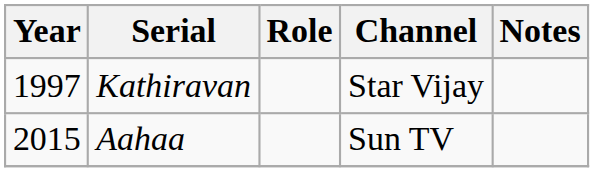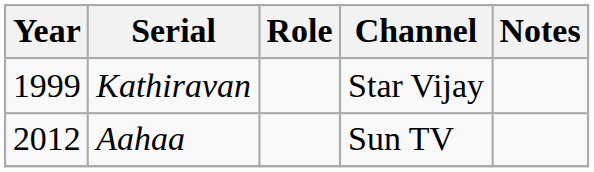(47, 85) 1997 -> (47, 85) 1999
(47, 138) 2015 -> (47, 138) 2012
